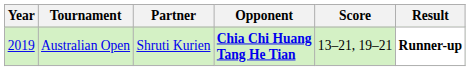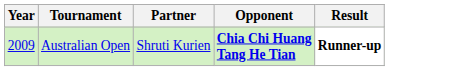- column: (355, 16)
(21, 46) 2019 -> (21, 46) 2009
